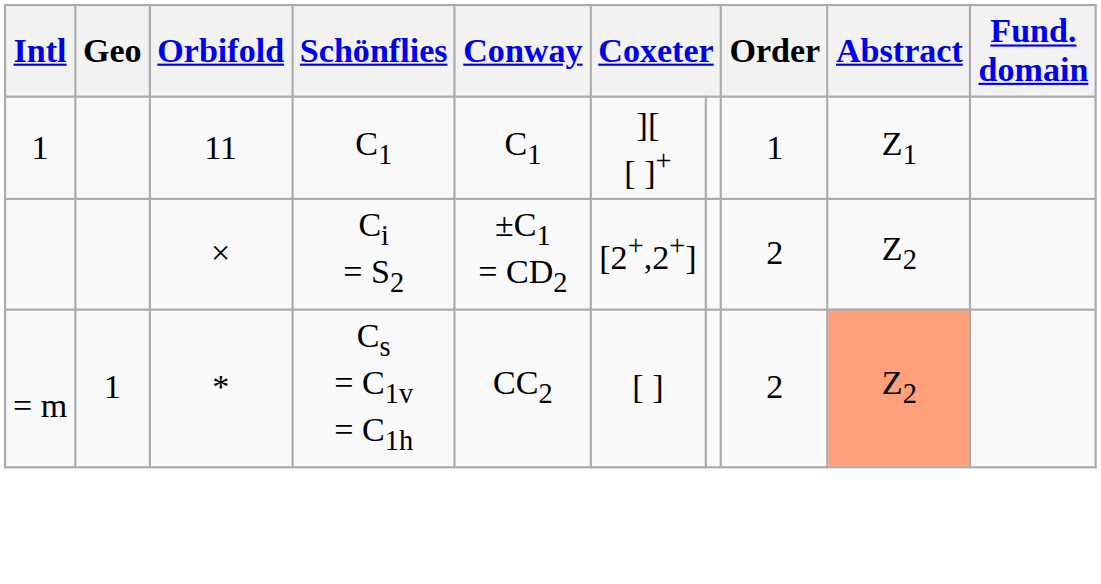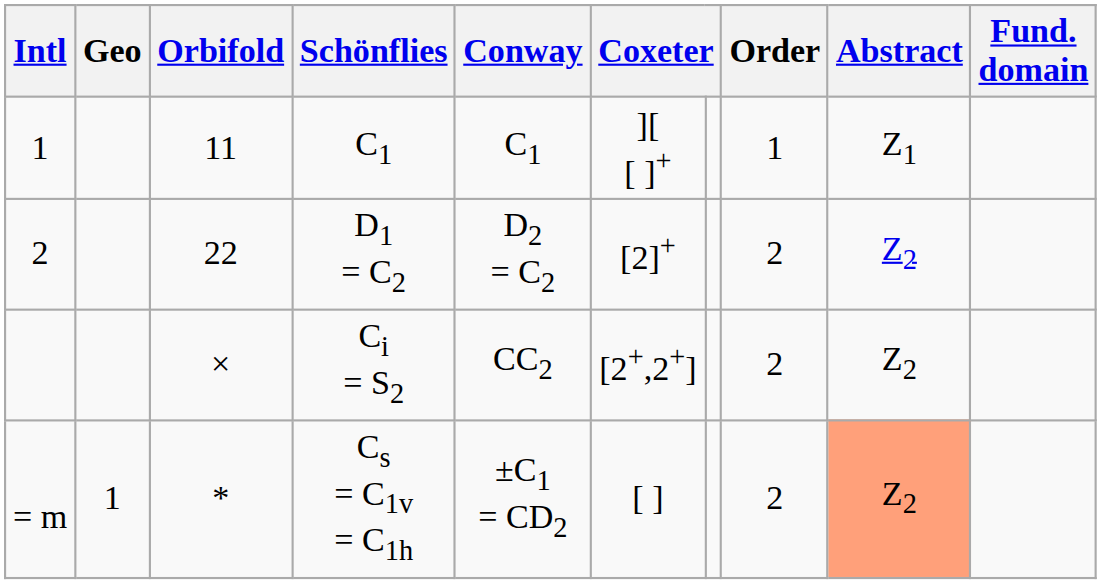+ row: (374, 253)
(523, 253) ±C1 = CD2 -> (523, 363) CC2
(523, 387) CC2 -> (523, 497) ±C1 = CD2
